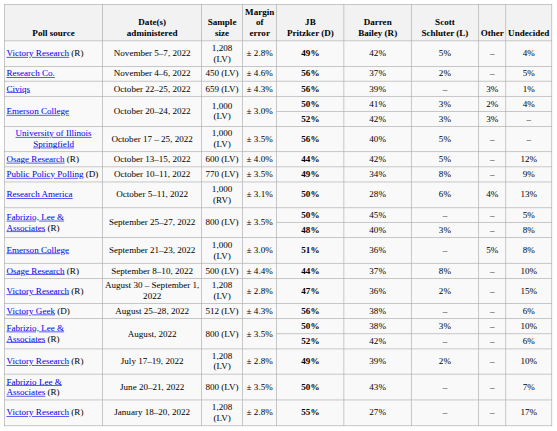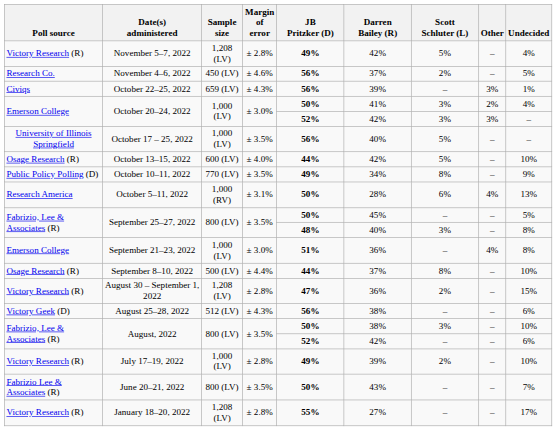(529, 159) 12% -> (529, 159) 10%
(492, 250) 5% -> (492, 250) 4%
(222, 362) 1,208 (LV) -> (222, 362) 1,000 (LV)
